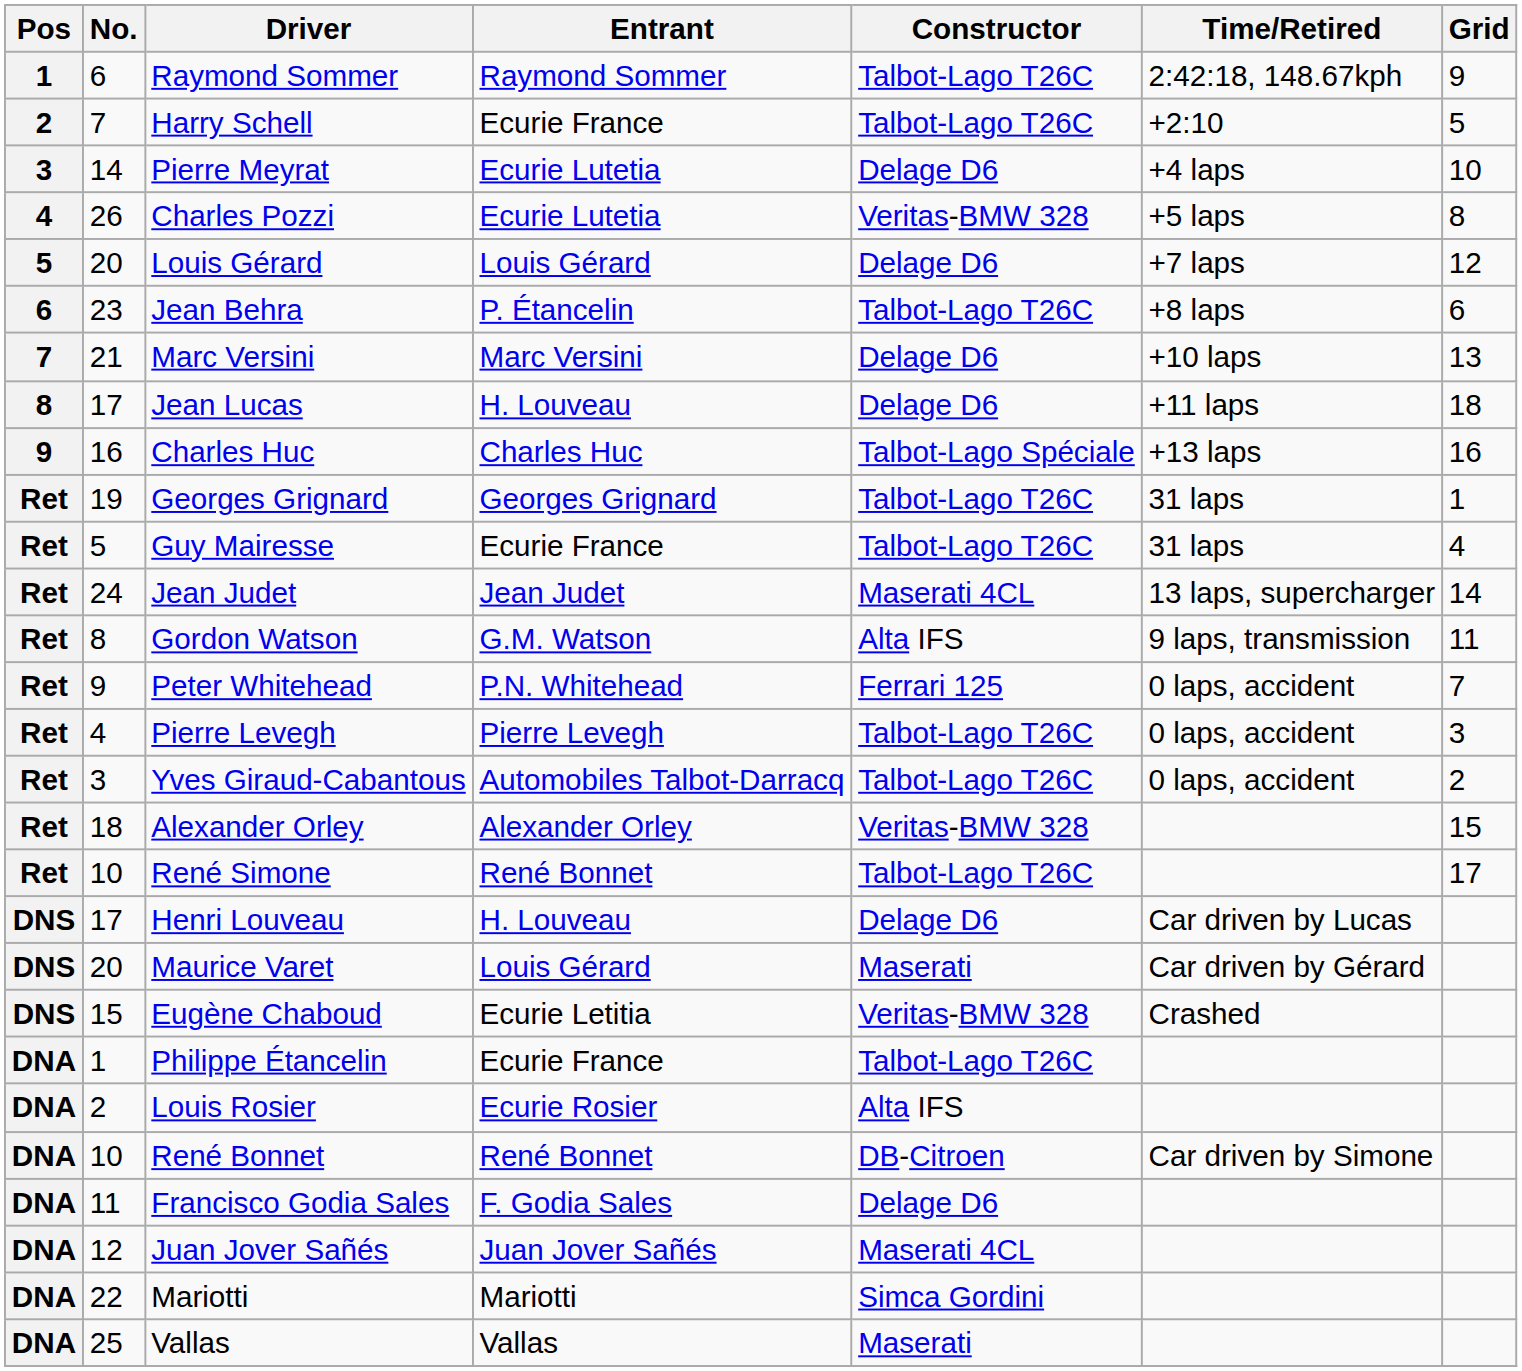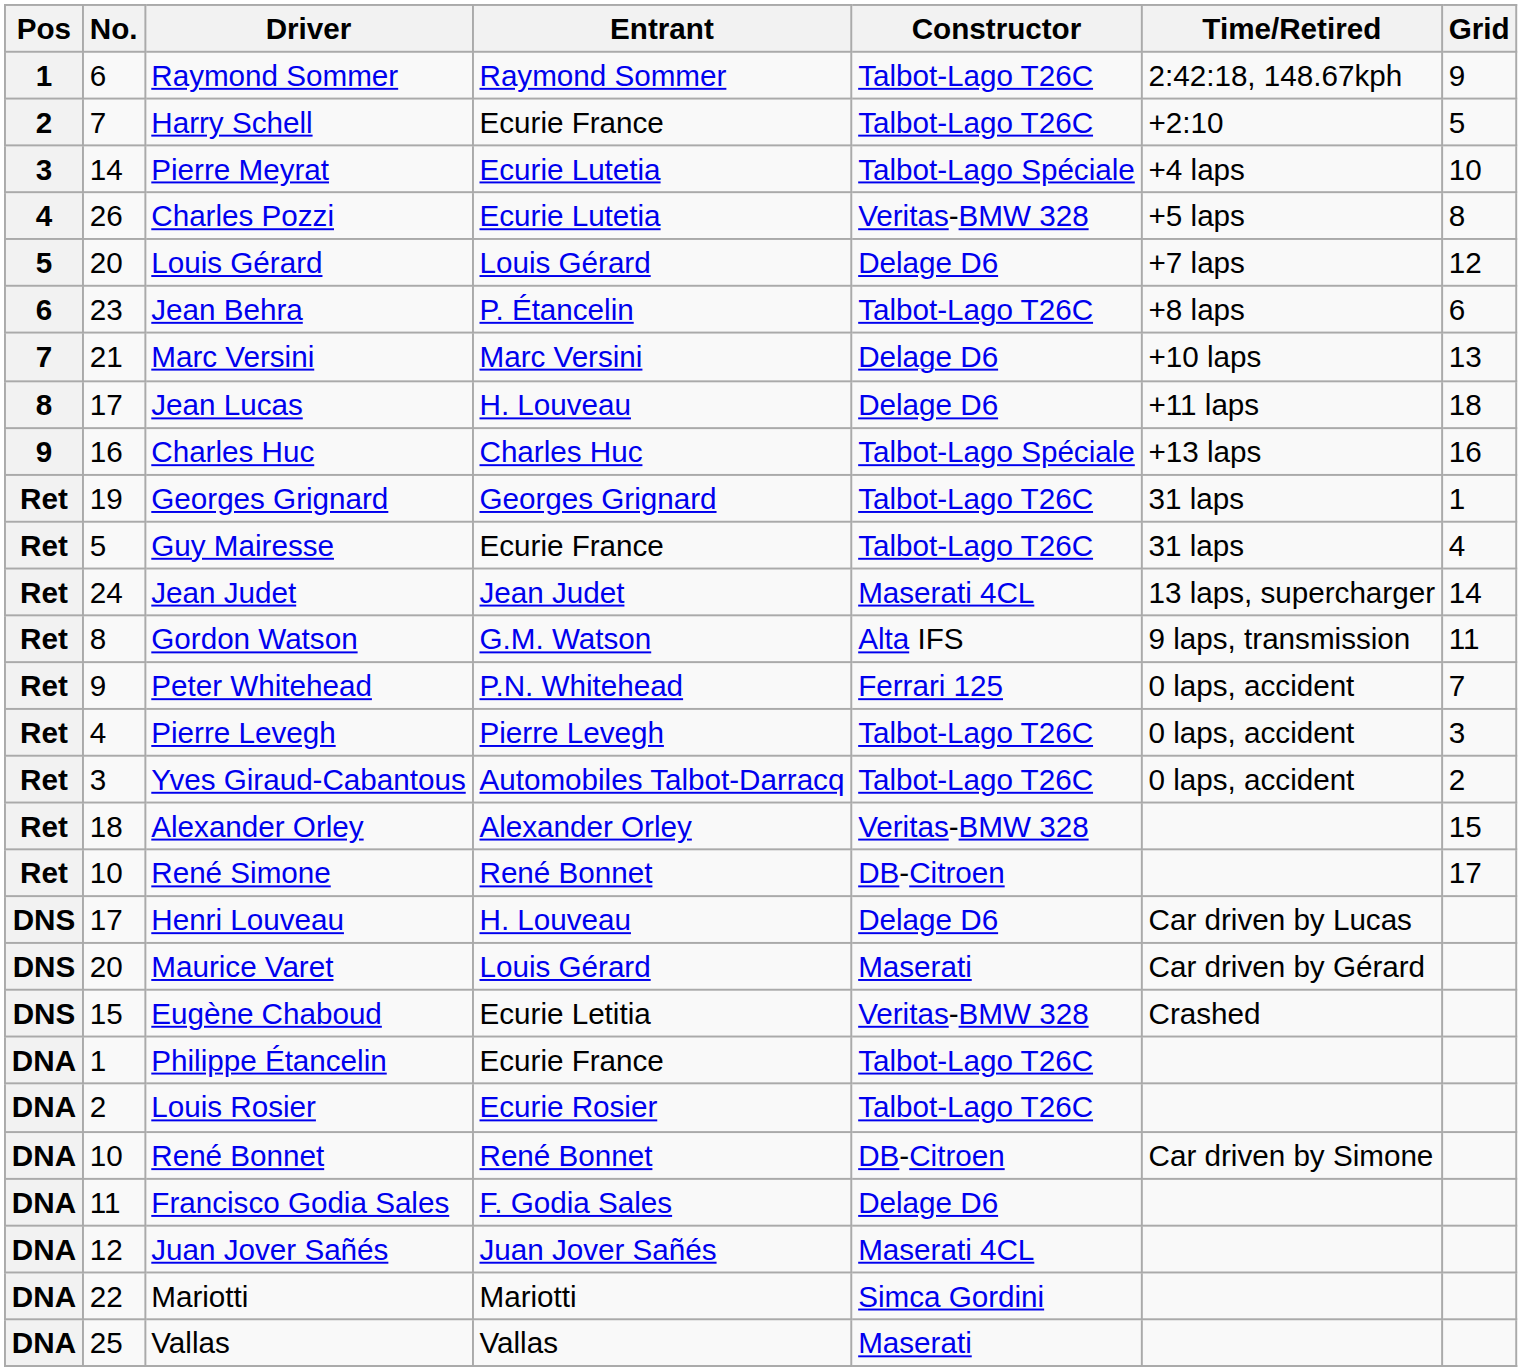(928, 169) Delage D6 -> (996, 169) Talbot-Lago Spéciale
(976, 873) Talbot-Lago T26C -> (931, 873) DB-Citroen
(911, 1108) Alta IFS -> (976, 1108) Talbot-Lago T26C
